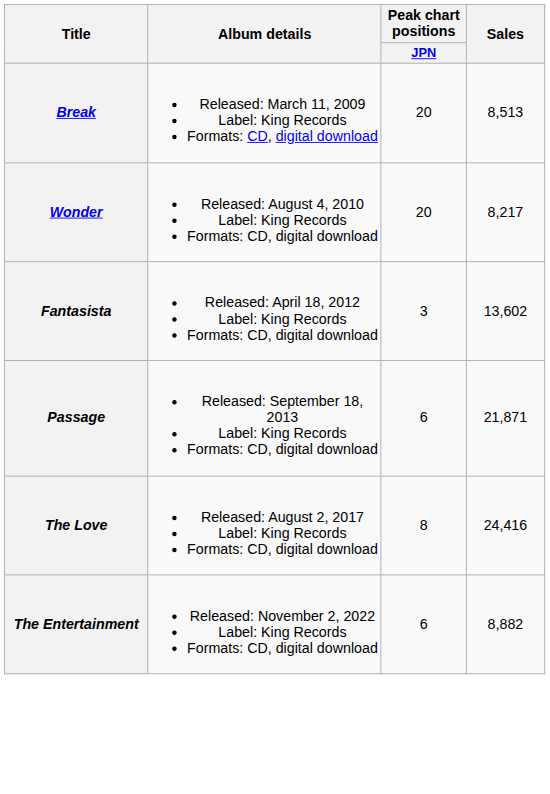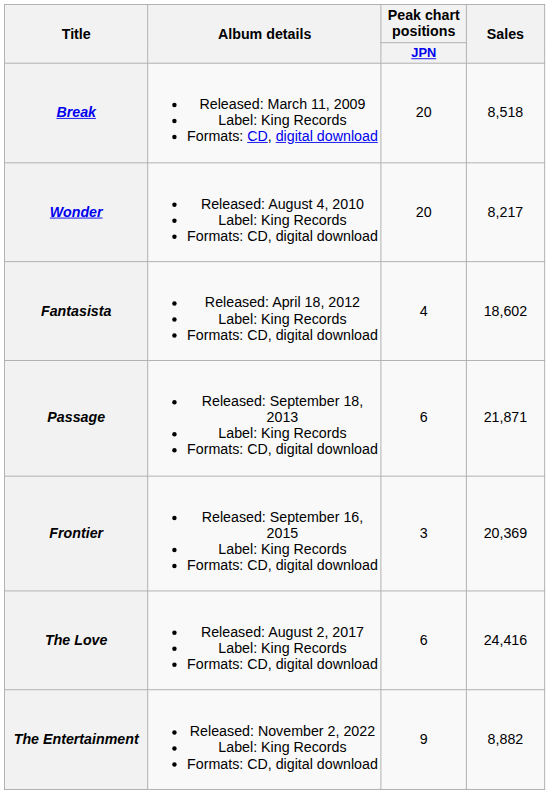(505, 112) 8,513 -> (505, 112) 8,518
(424, 311) 3 -> (424, 311) 4
(505, 311) 13,602 -> (505, 311) 18,602
+ row: (76, 533)
(424, 525) 8 -> (424, 640) 6
(424, 624) 6 -> (424, 739) 9
